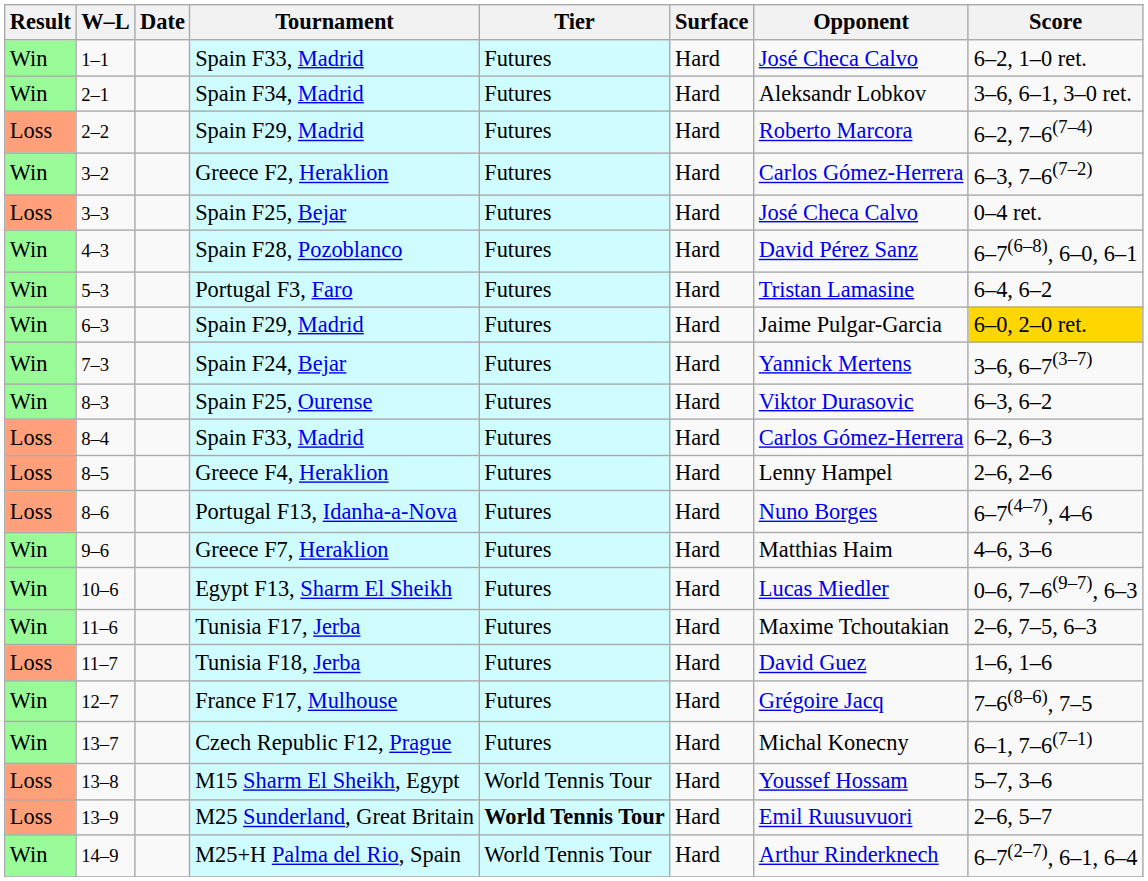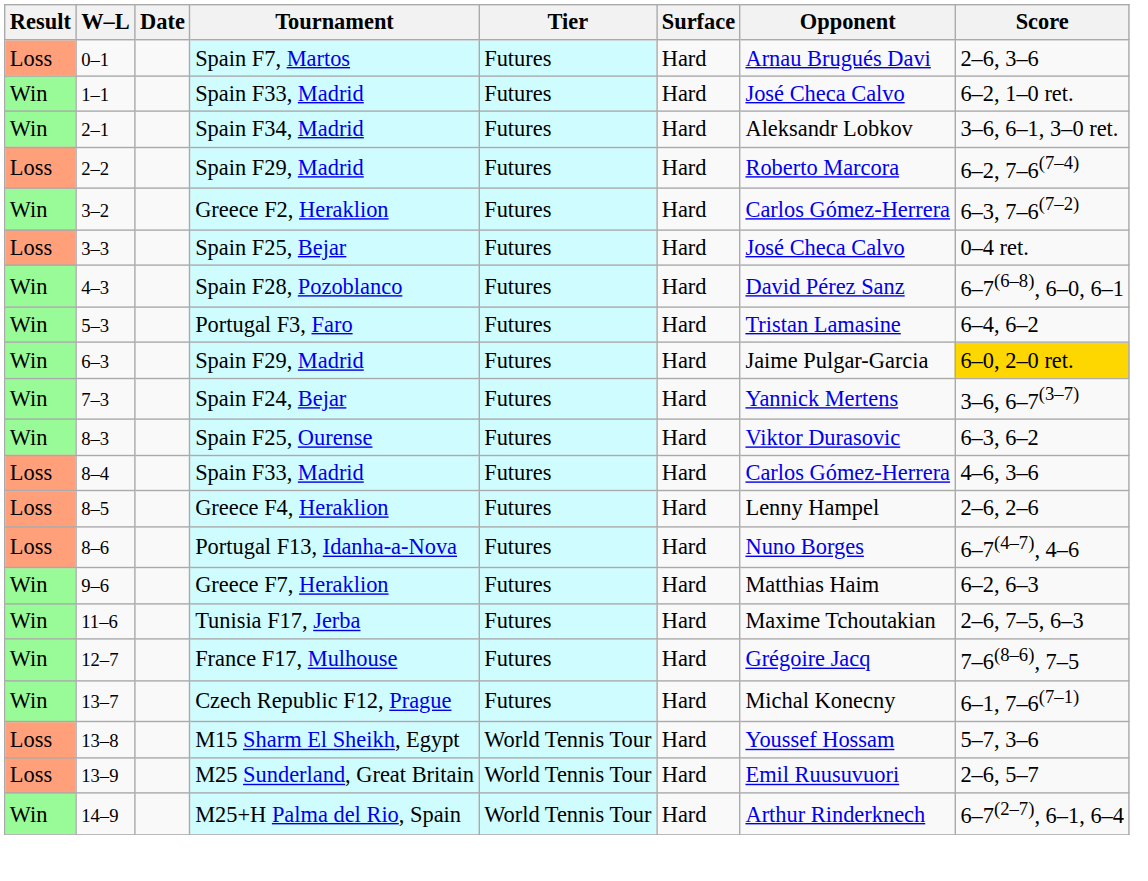+ row: (95, 59)
(1013, 437) 6–2, 6–3 -> (1000, 472) 4–6, 3–6
(1013, 549) 4–6, 3–6 -> (1000, 585) 6–2, 6–3
- row: (100, 589)
- row: (99, 663)
(574, 816) bold -> (568, 775) normal
